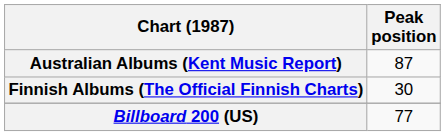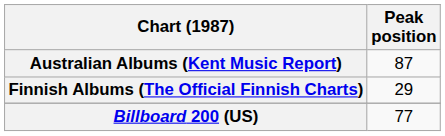(404, 90) 30 -> (404, 90) 29
